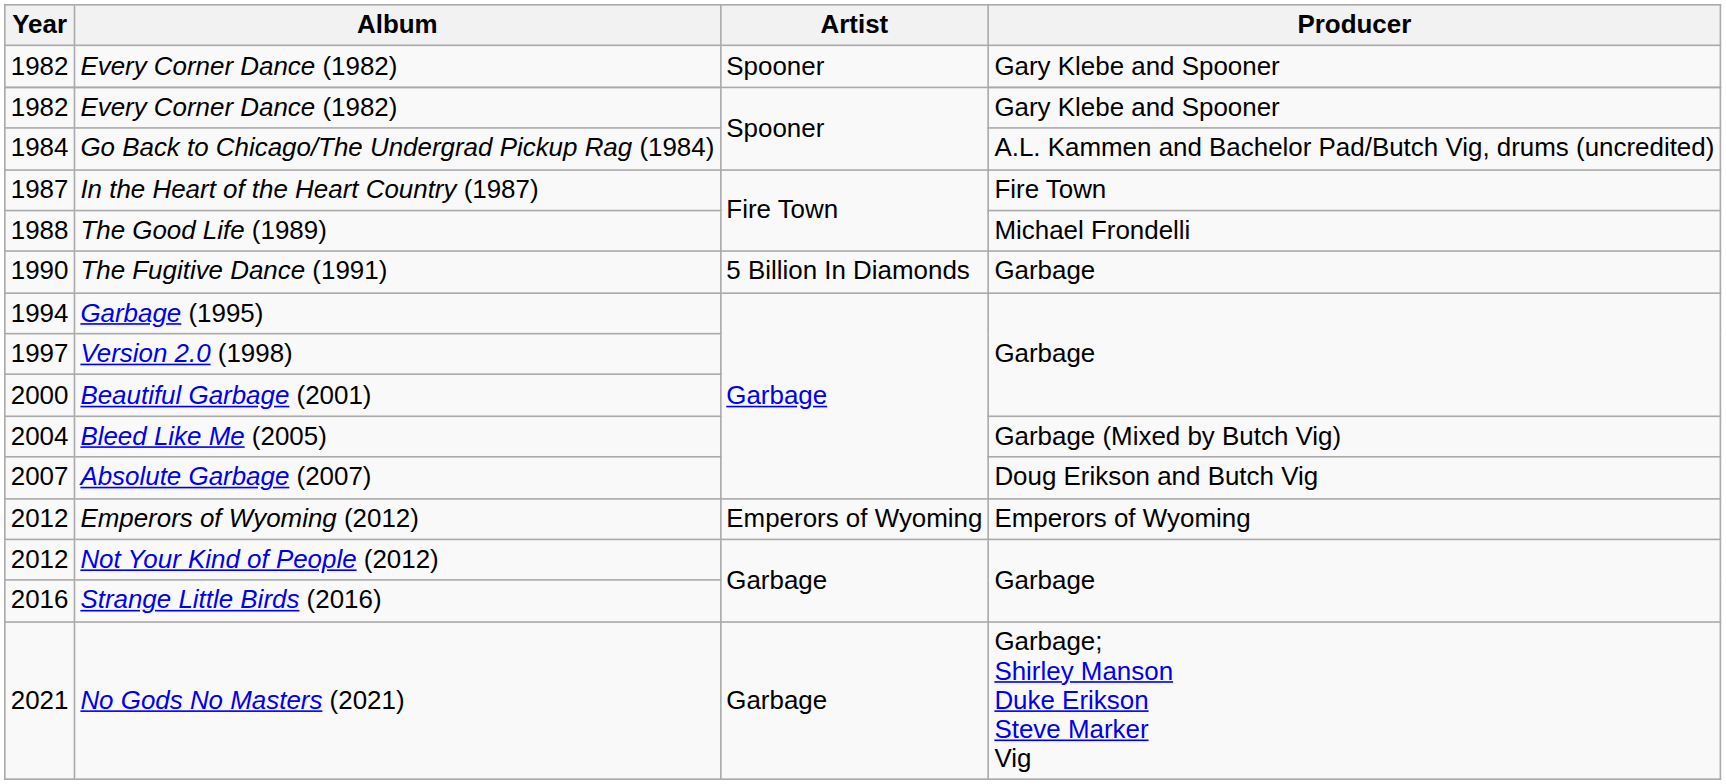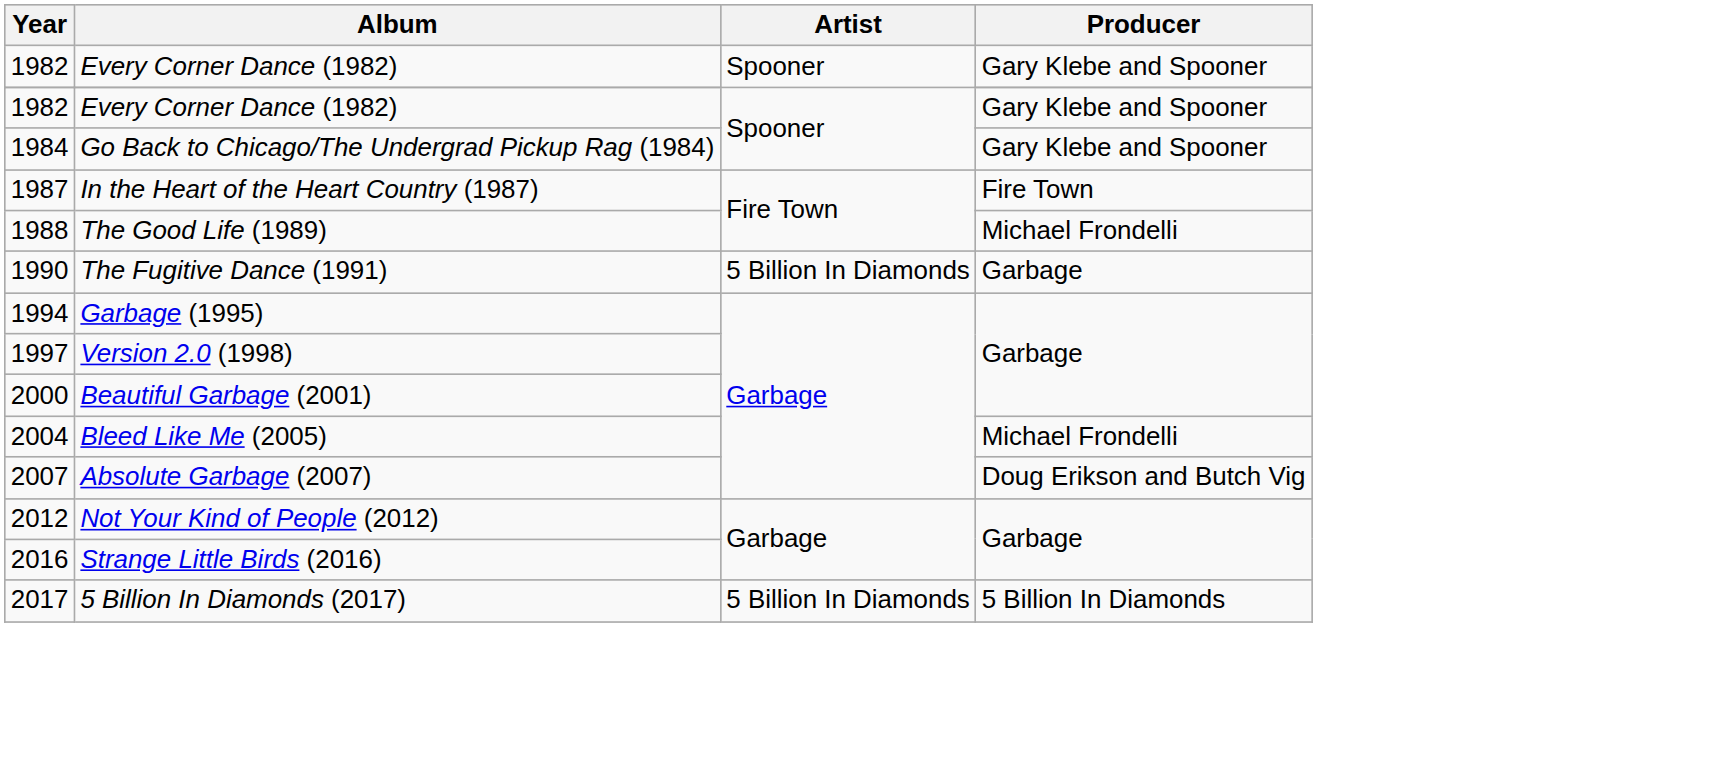(1354, 148) A.L. Kammen and Bachelor Pad/Butch Vig, drums (uncredited) -> (1124, 148) Gary Klebe and Spooner
(1168, 436) Garbage (Mixed by Butch Vig) -> (1080, 436) Michael Frondelli
- row: (40, 518)
+ row: (40, 600)
- row: (40, 699)
